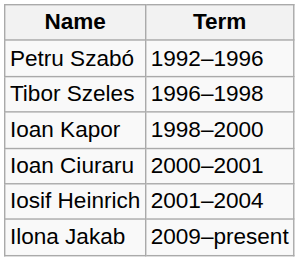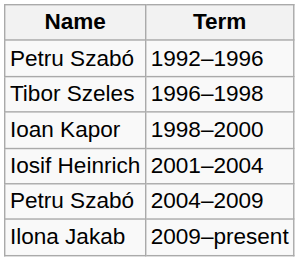- row: (207, 165)
+ row: (207, 201)
